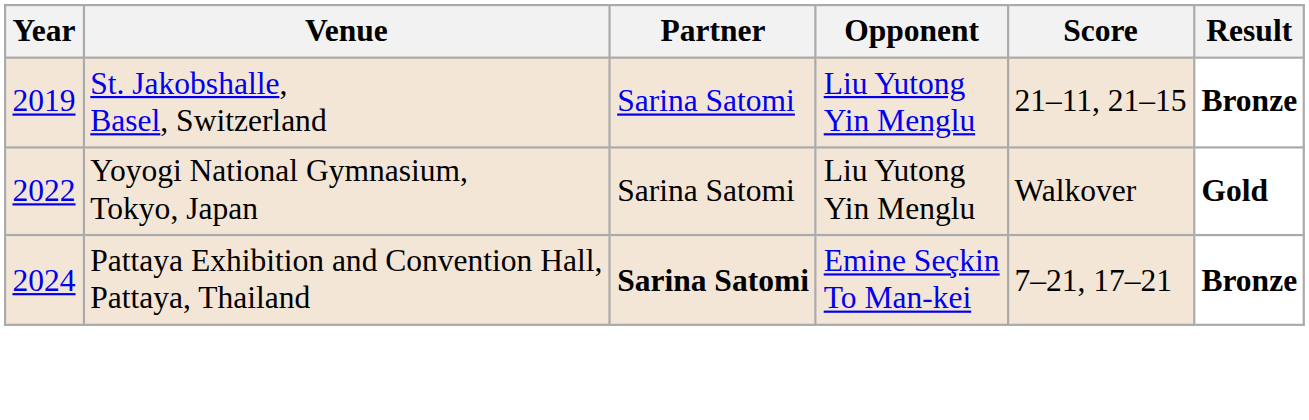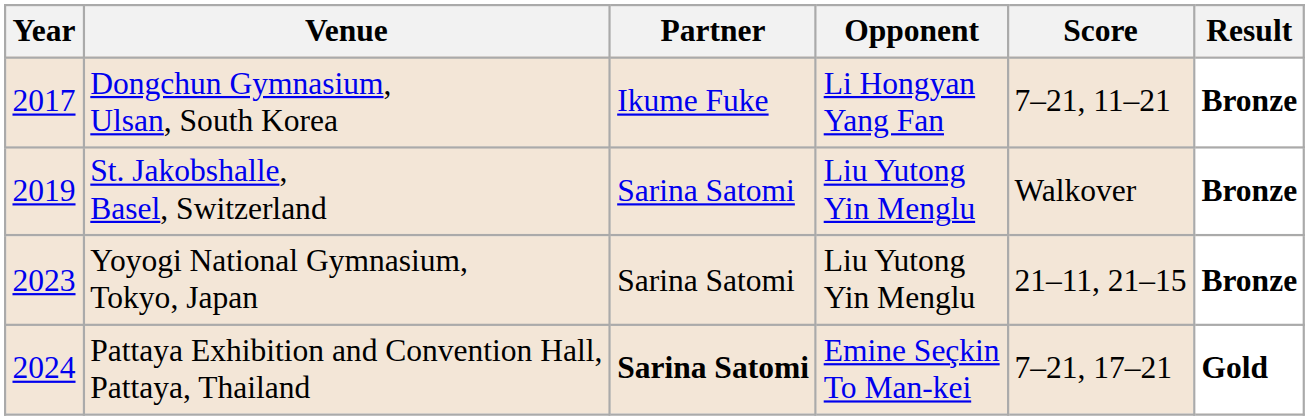+ row: (241, 101)
(1101, 101) 21–11, 21–15 -> (1075, 190) Walkover
(44, 190) 2022 -> (44, 280) 2023
(1075, 190) Walkover -> (1101, 280) 21–11, 21–15
(1235, 190) Gold -> (1249, 280) Bronze
(1249, 280) Bronze -> (1235, 369) Gold
